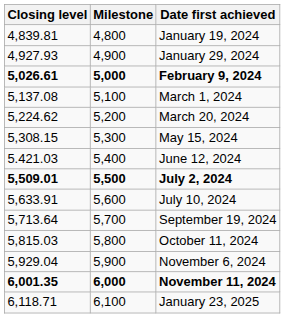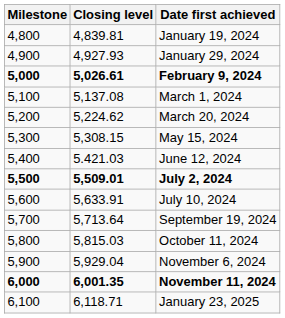columns swapped: (123, 14) <-> (47, 14)
